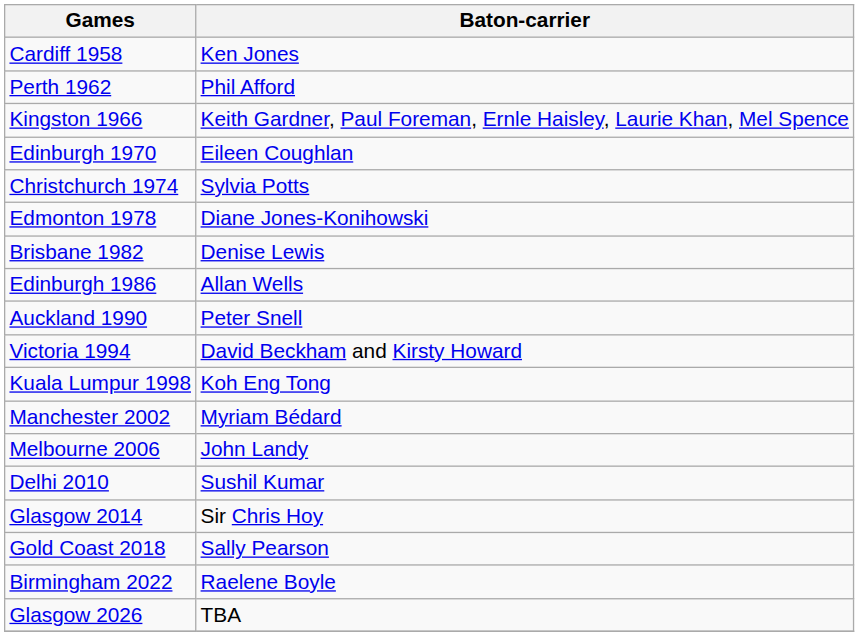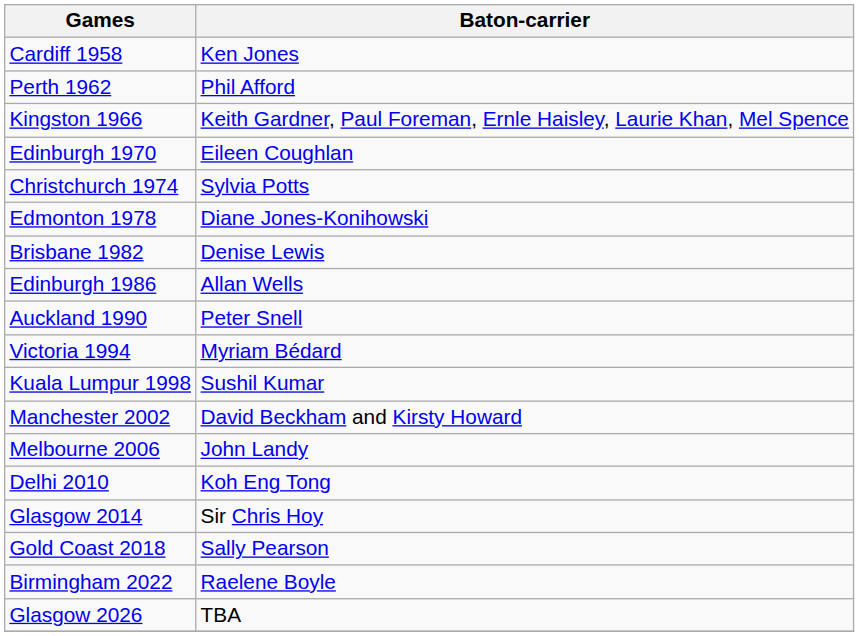(361, 350) David Beckham and Kirsty Howard -> (271, 350) Myriam Bédard
(266, 383) Koh Eng Tong -> (262, 383) Sushil Kumar
(271, 416) Myriam Bédard -> (361, 416) David Beckham and Kirsty Howard
(262, 482) Sushil Kumar -> (266, 482) Koh Eng Tong
